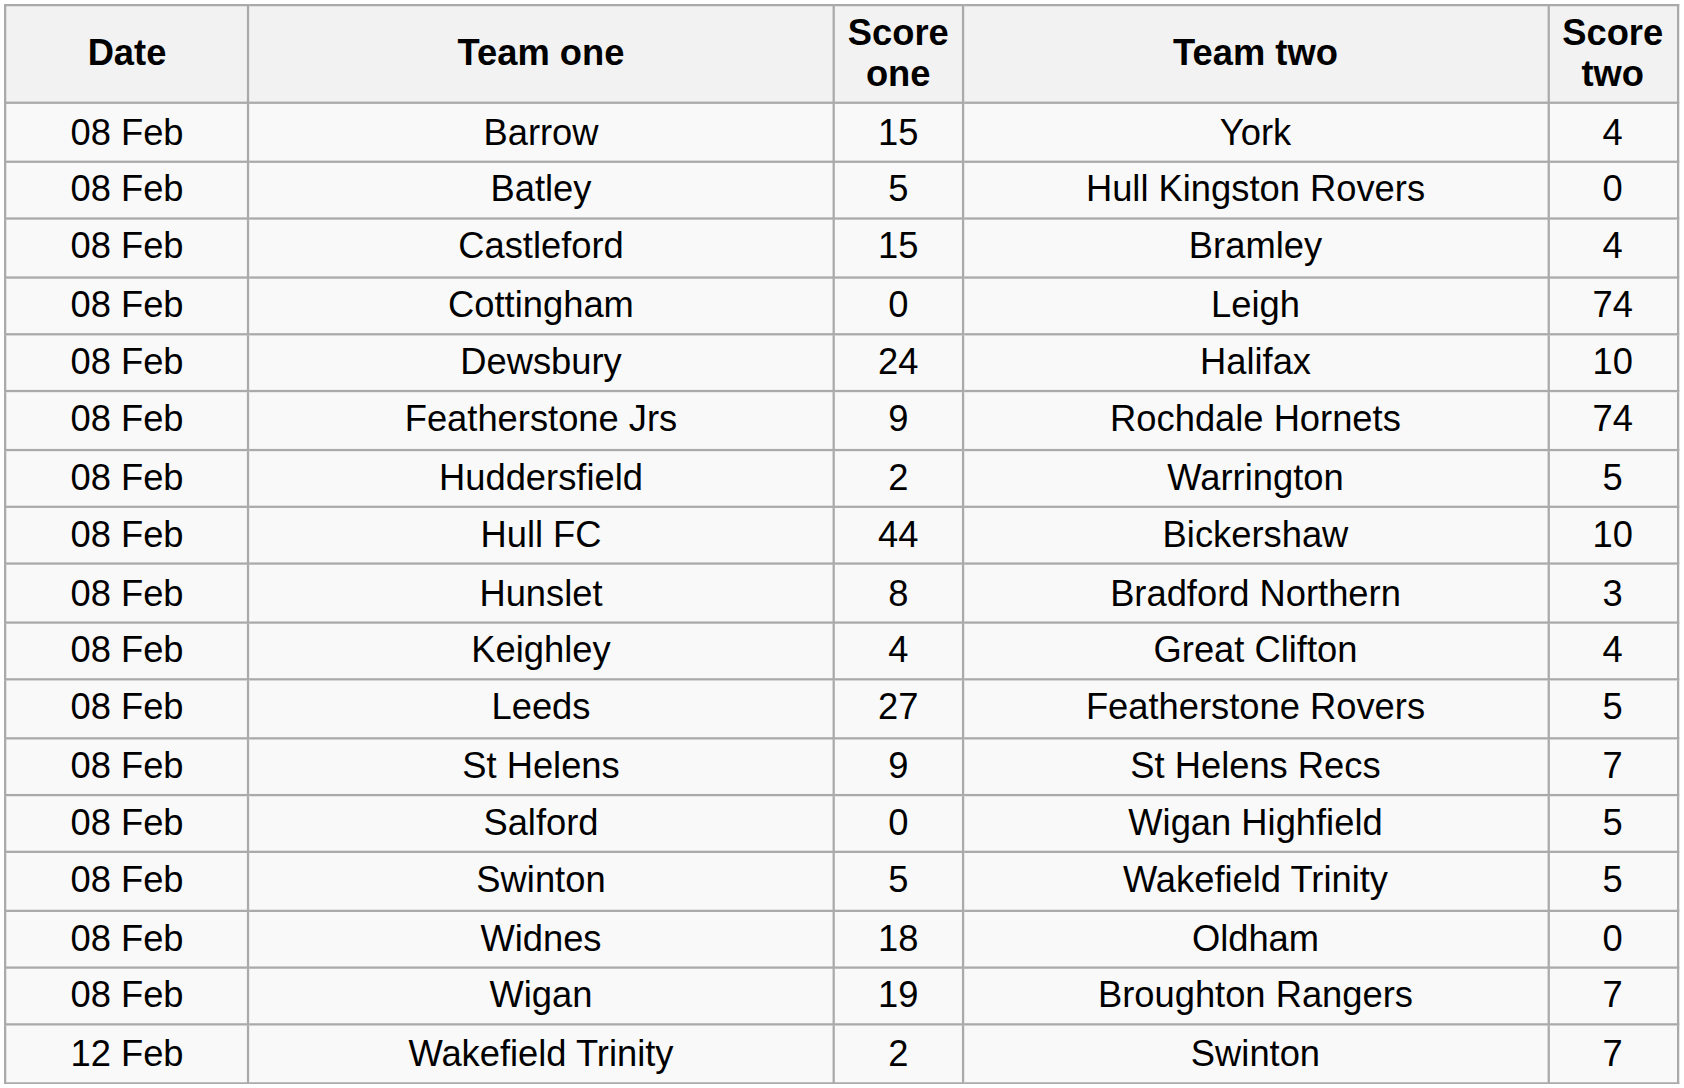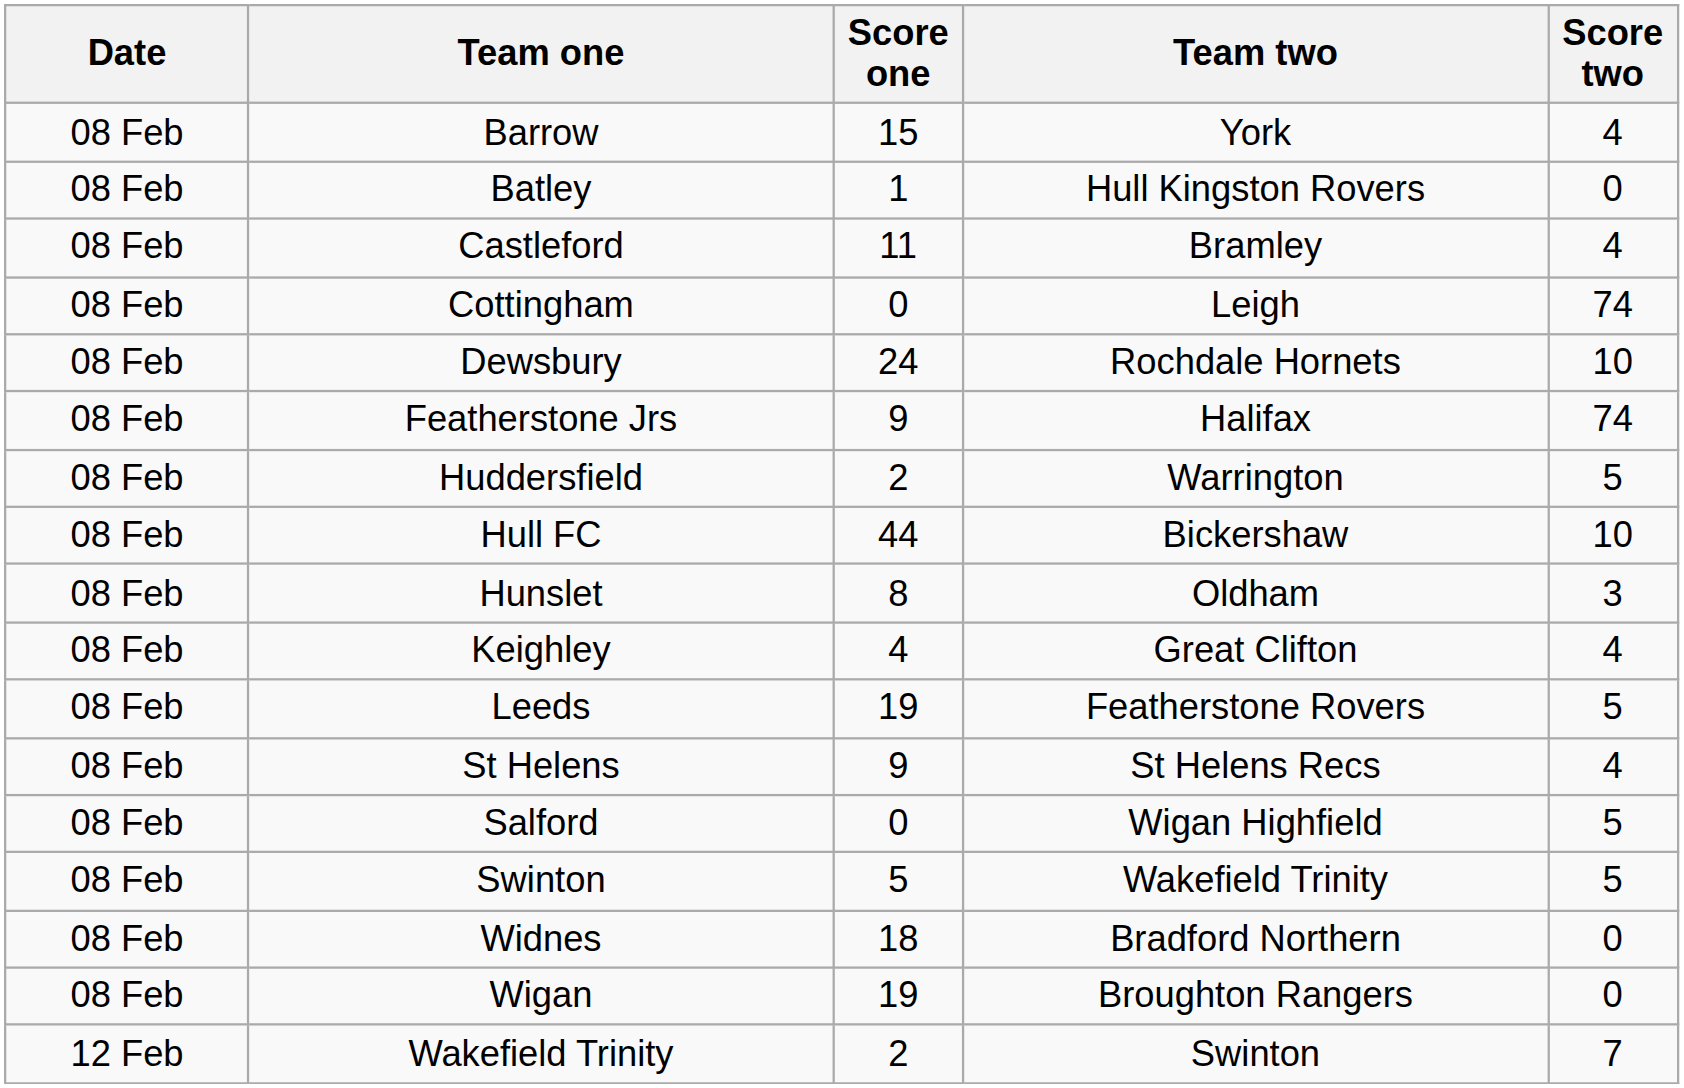(898, 189) 5 -> (898, 189) 1
(898, 246) 15 -> (898, 246) 11
(1255, 362) Halifax -> (1255, 362) Rochdale Hornets
(1255, 419) Rochdale Hornets -> (1255, 419) Halifax
(1255, 592) Bradford Northern -> (1255, 592) Oldham
(898, 707) 27 -> (898, 707) 19
(1613, 765) 7 -> (1613, 765) 4
(1255, 938) Oldham -> (1255, 938) Bradford Northern
(1613, 995) 7 -> (1613, 995) 0
